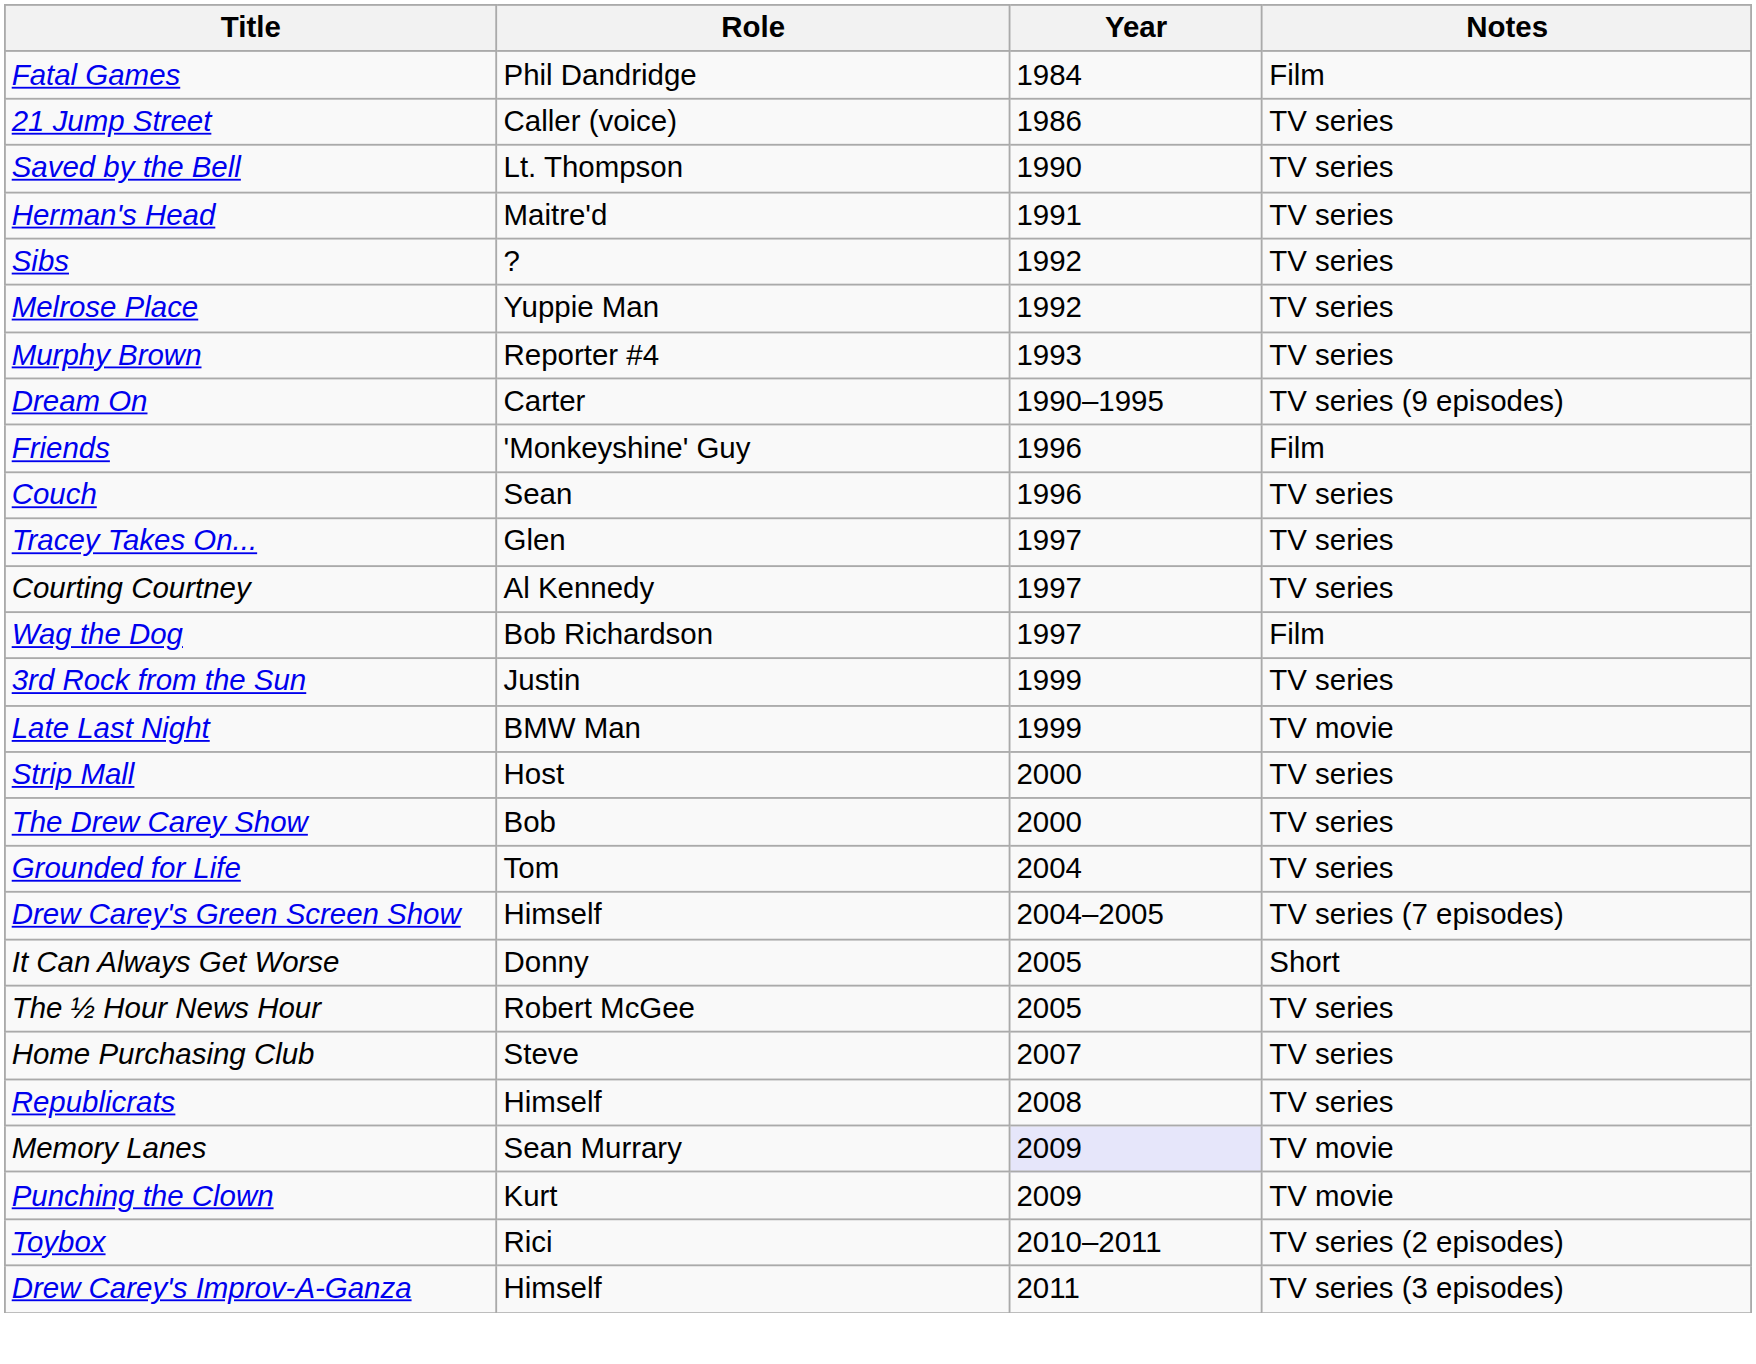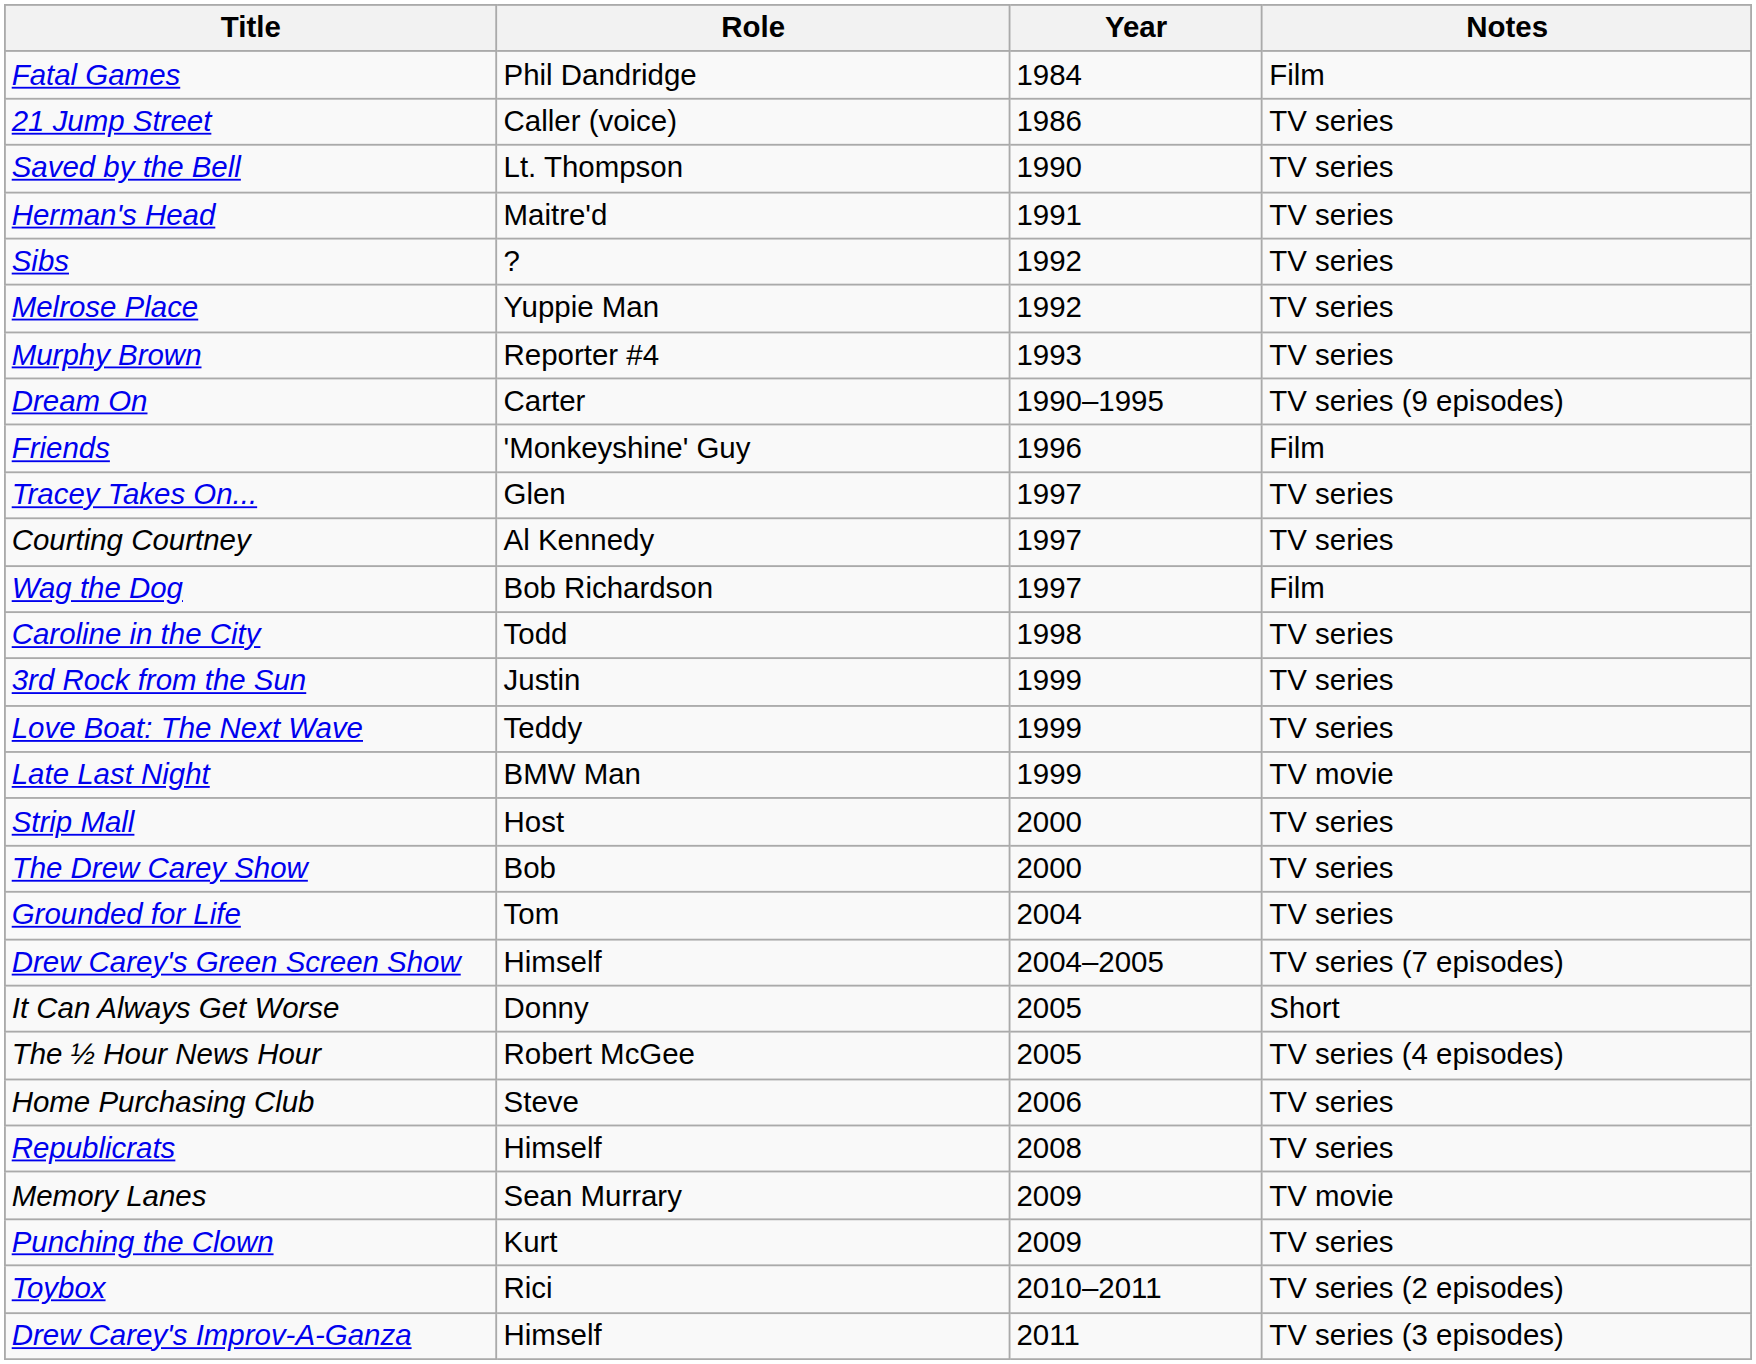- row: (54, 494)
+ row: (136, 634)
+ row: (187, 728)
(1331, 1008) TV series -> (1417, 1055) TV series (4 episodes)
(1049, 1055) 2007 -> (1049, 1101) 2006
(1049, 1148) lavender background -> (1049, 1195) no background
(1331, 1195) TV movie -> (1331, 1241) TV series
